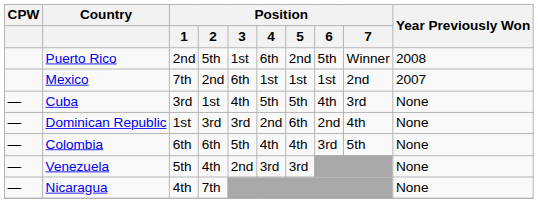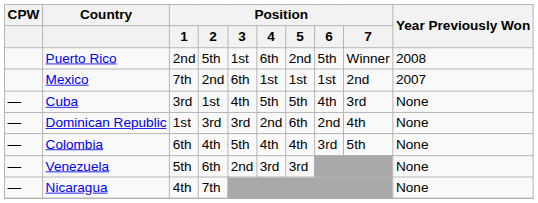(211, 144) 6th -> (211, 144) 4th
(211, 166) 4th -> (211, 166) 6th
